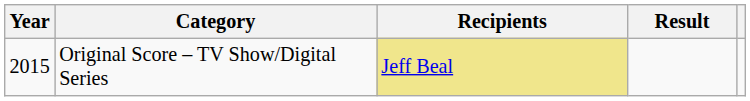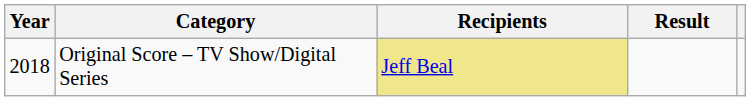(30, 66) 2015 -> (30, 66) 2018
